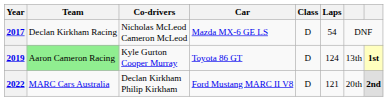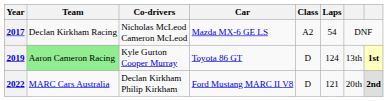(308, 32) D -> (308, 32) A2
